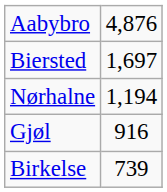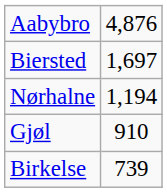(131, 132) 916 -> (131, 132) 910
